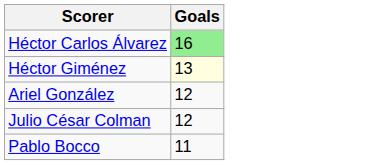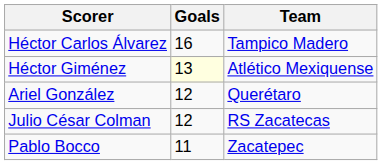+ column: (300, 17)
(184, 43) lightgreen background -> (184, 43) no background
